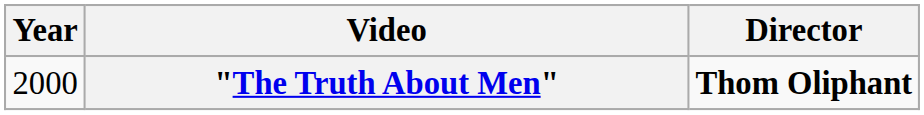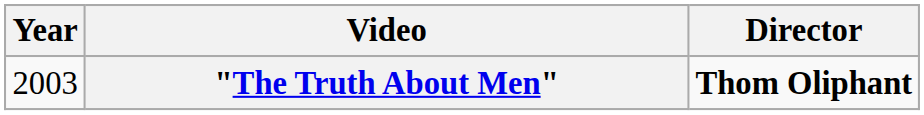(45, 82) 2000 -> (45, 82) 2003
